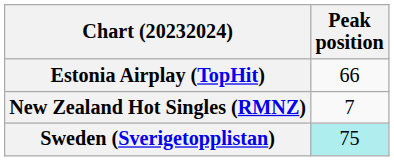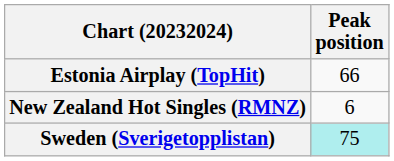(350, 107) 7 -> (350, 107) 6
